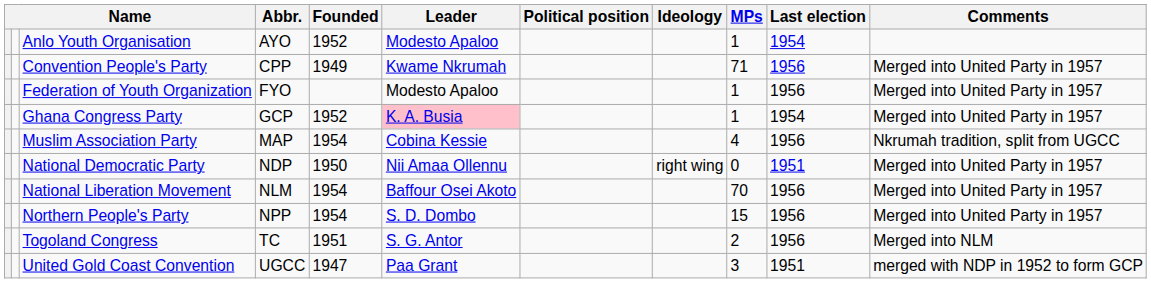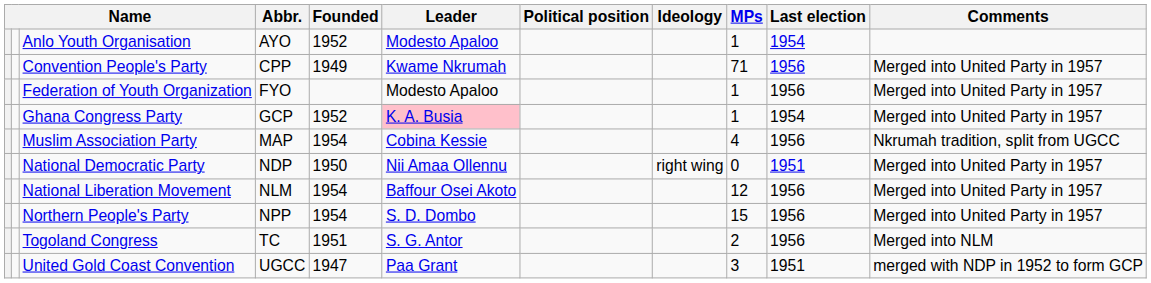(739, 191) 70 -> (739, 191) 12
